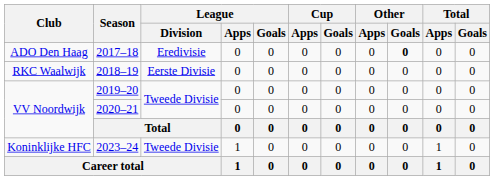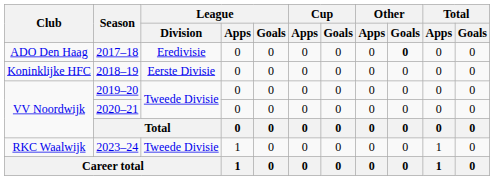(49, 71) RKC Waalwijk -> (49, 71) Koninklijke HFC
(49, 147) Koninklijke HFC -> (49, 147) RKC Waalwijk
